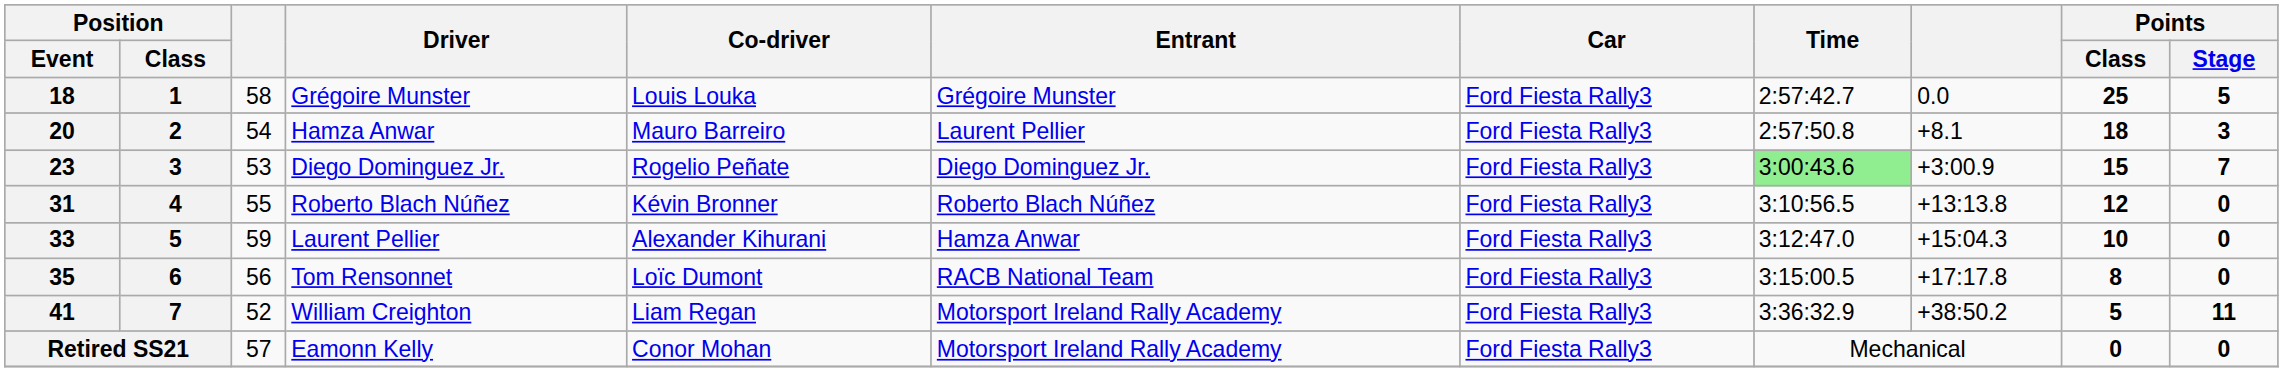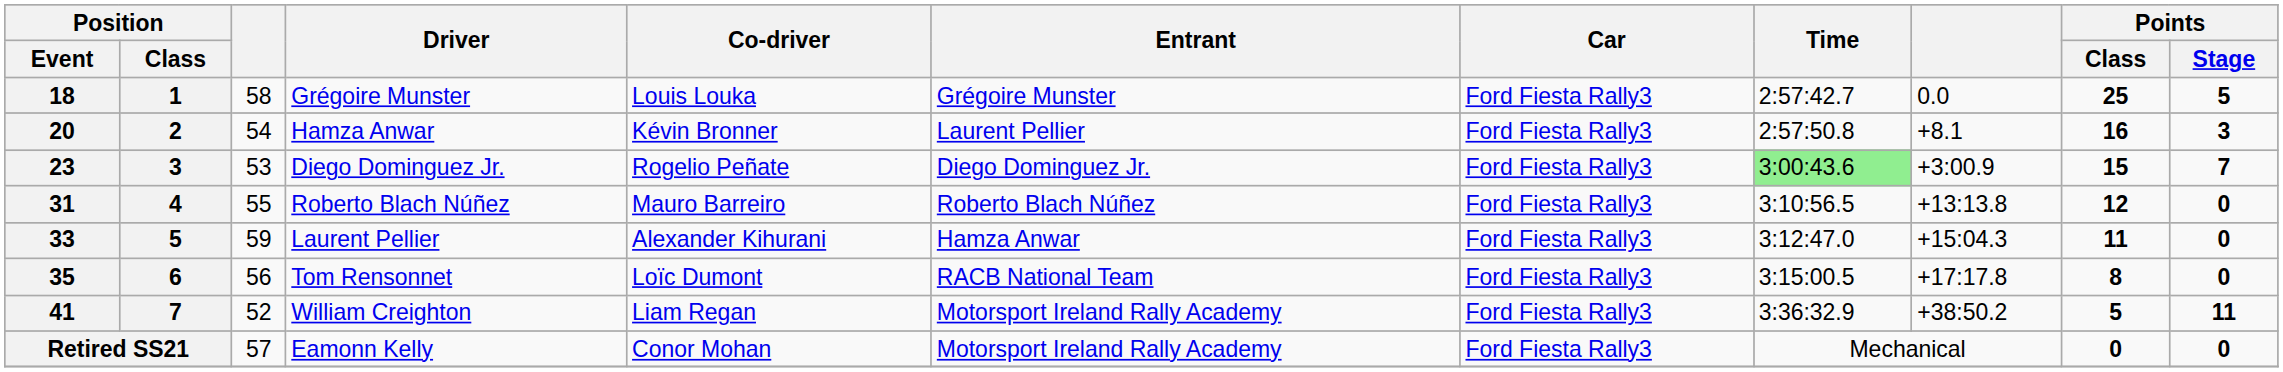(709, 131) Mauro Barreiro -> (705, 131) Kévin Bronner
(2116, 131) 18 -> (2116, 131) 16
(705, 204) Kévin Bronner -> (709, 204) Mauro Barreiro
(2116, 240) 10 -> (2116, 240) 11
